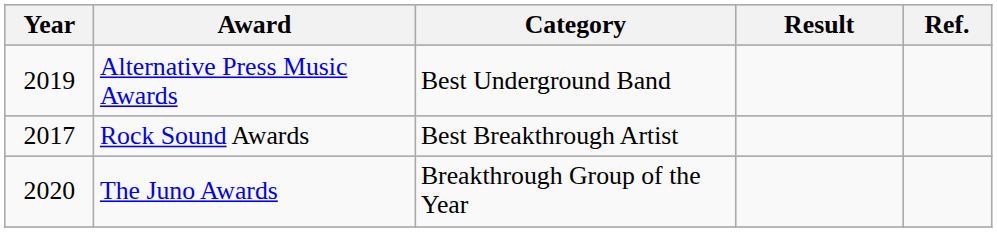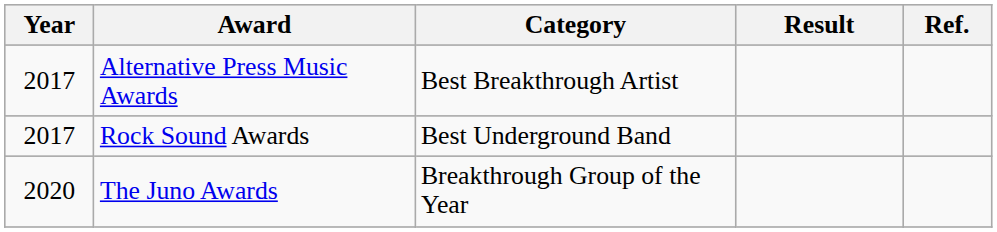(49, 80) 2019 -> (49, 80) 2017
(546, 80) Best Underground Band -> (550, 80) Best Breakthrough Artist
(550, 135) Best Breakthrough Artist -> (546, 135) Best Underground Band
